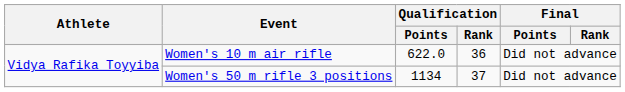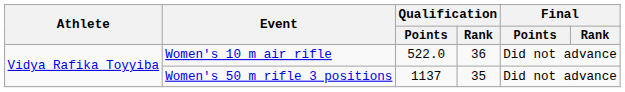(426, 55) 622.0 -> (426, 55) 522.0
(426, 76) 1134 -> (426, 76) 1137
(478, 76) 37 -> (478, 76) 35
